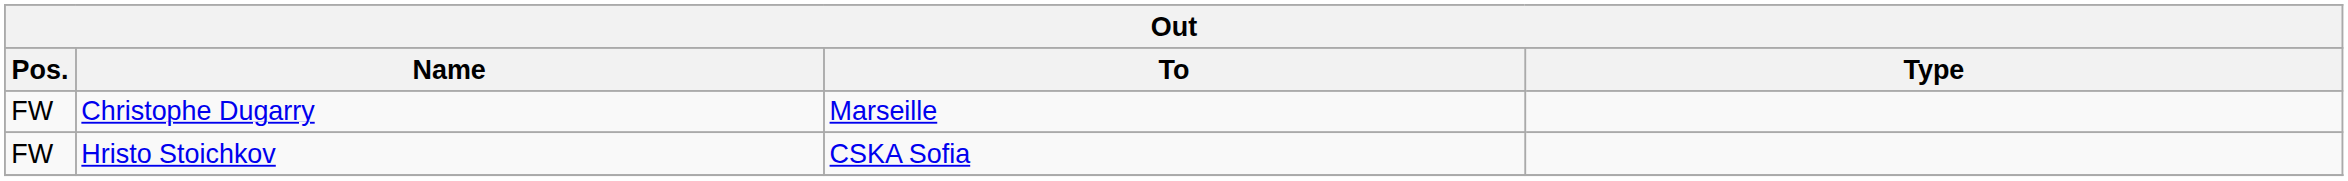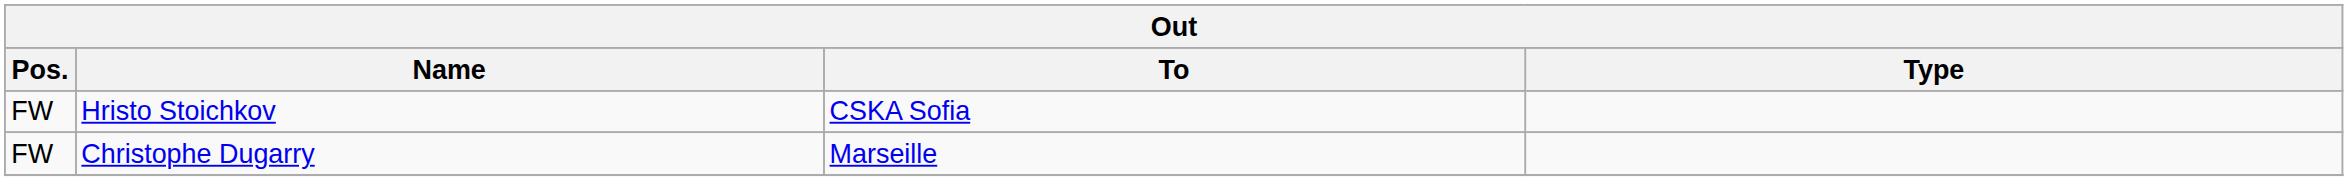rows swapped: (198, 112) <-> (179, 154)
